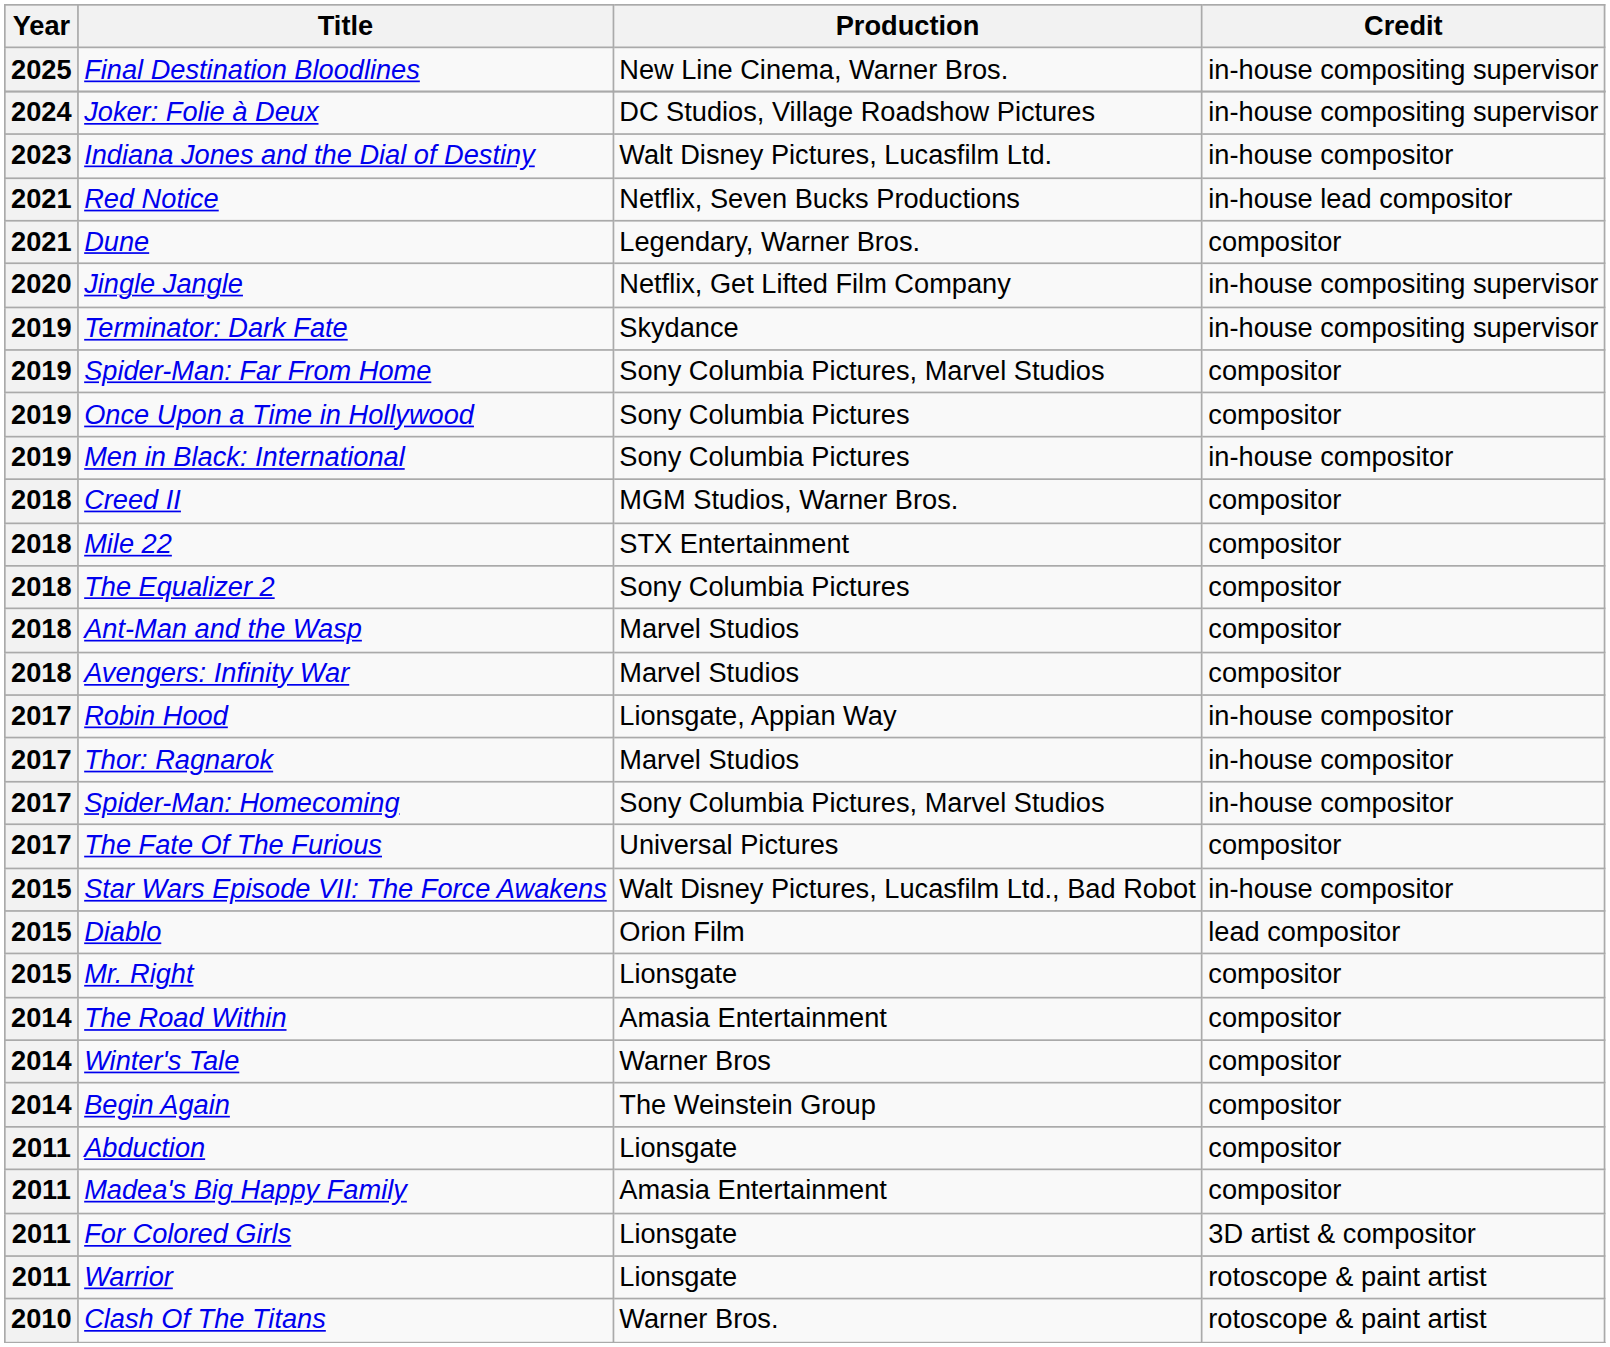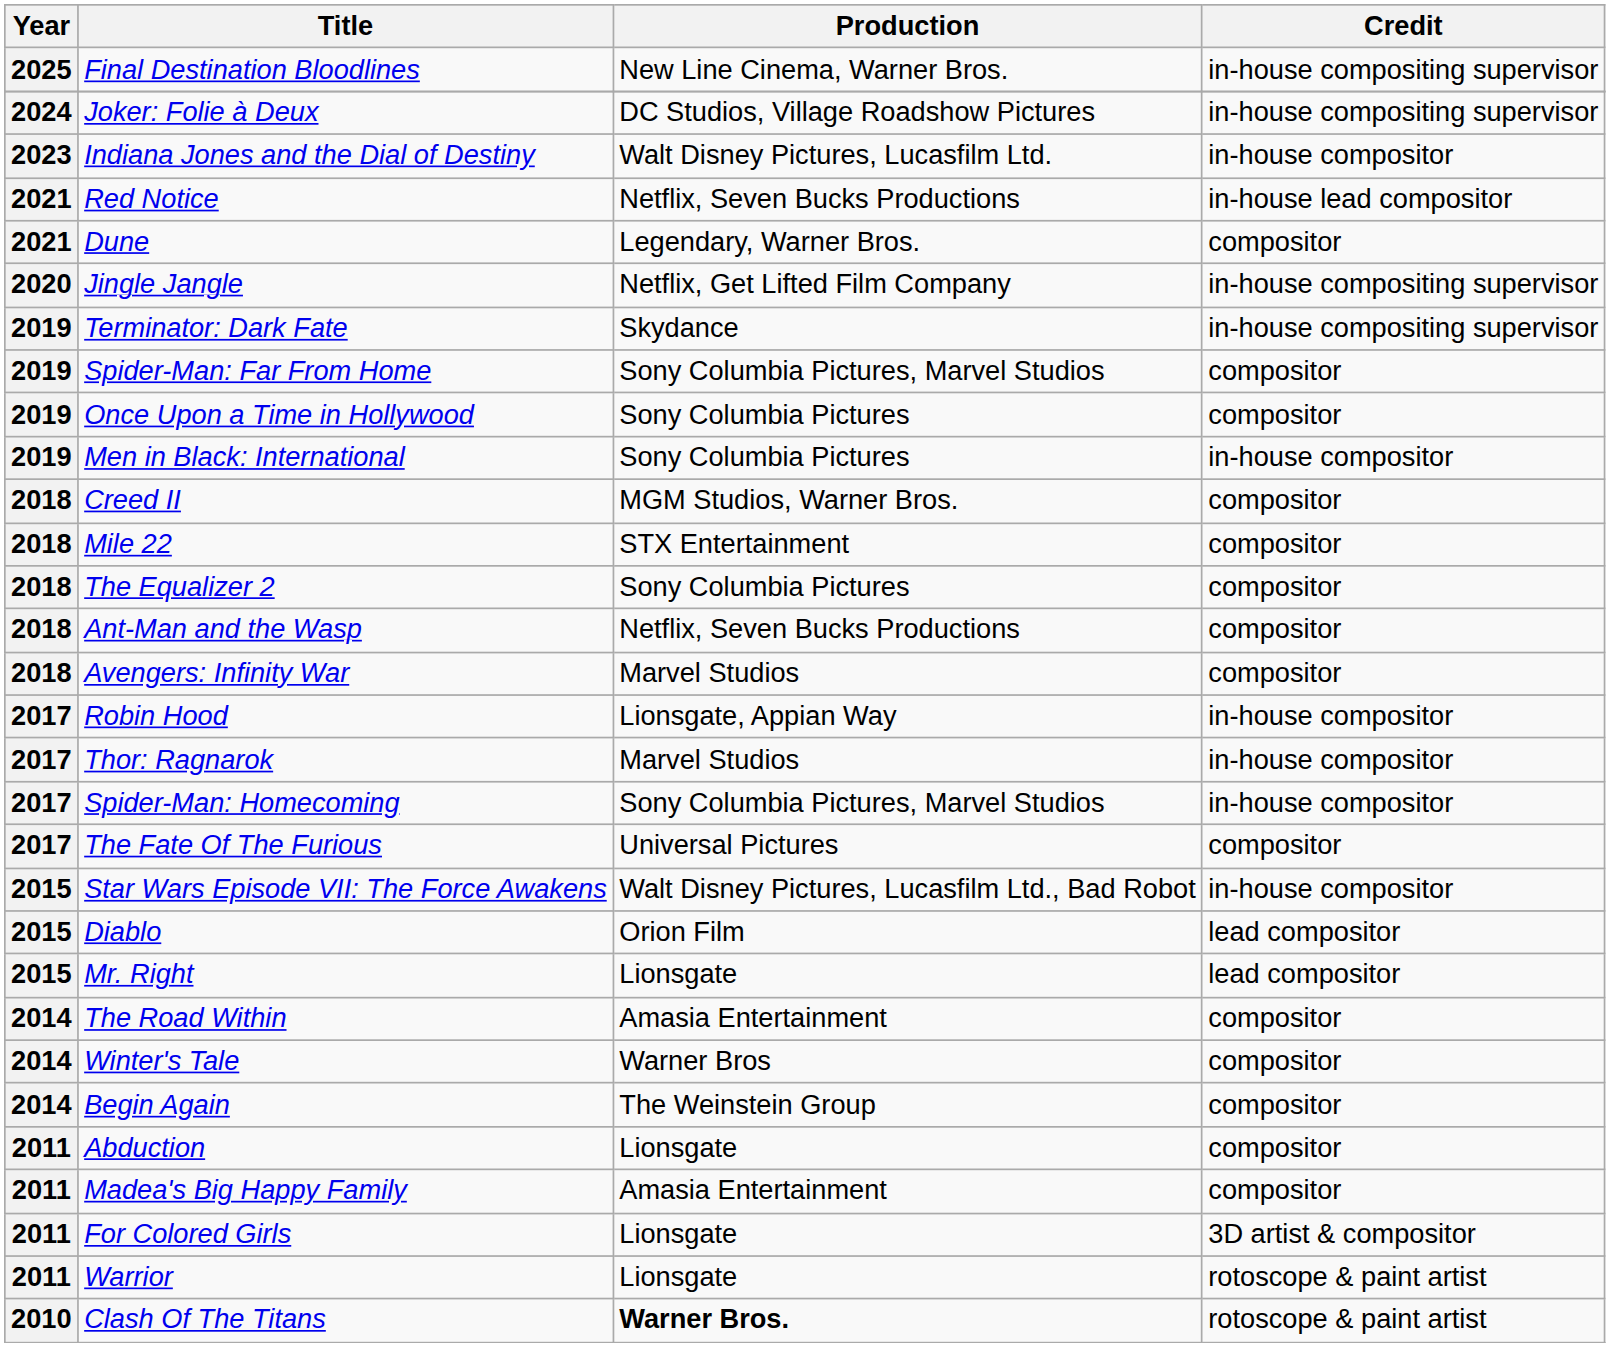(709, 629) Marvel Studios -> (820, 629) Netflix, Seven Bucks Productions
(1275, 975) compositor -> (1304, 975) lead compositor
(699, 1320) normal -> (704, 1320) bold
